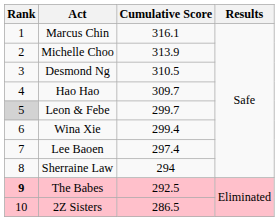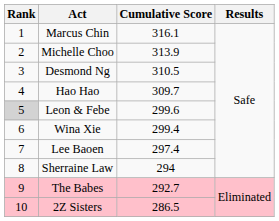(166, 110) 299.7 -> (166, 110) 299.6
(21, 187) bold -> (21, 187) normal
(166, 187) 292.5 -> (166, 187) 292.7
